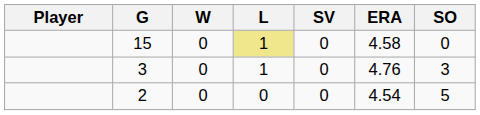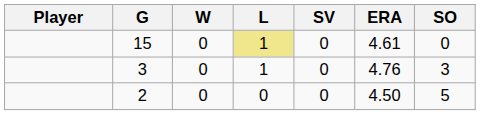(385, 43) 4.58 -> (385, 43) 4.61
(385, 95) 4.54 -> (385, 95) 4.50
